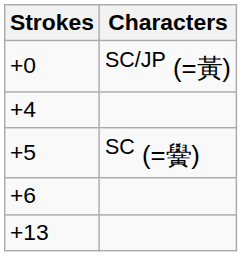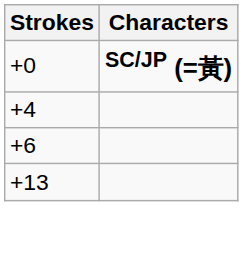(168, 65) normal -> (169, 65) bold
- row: (23, 152)
